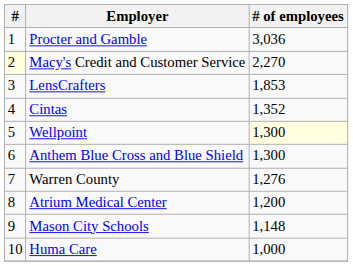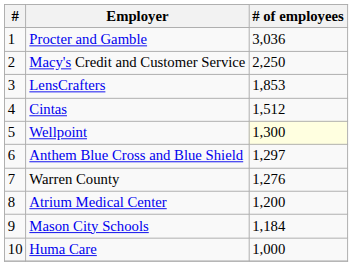(12, 62) lightyellow background -> (12, 62) no background
(269, 62) 2,270 -> (269, 62) 2,250
(269, 109) 1,352 -> (269, 109) 1,512
(269, 156) 1,300 -> (269, 156) 1,297
(269, 226) 1,148 -> (269, 226) 1,184
